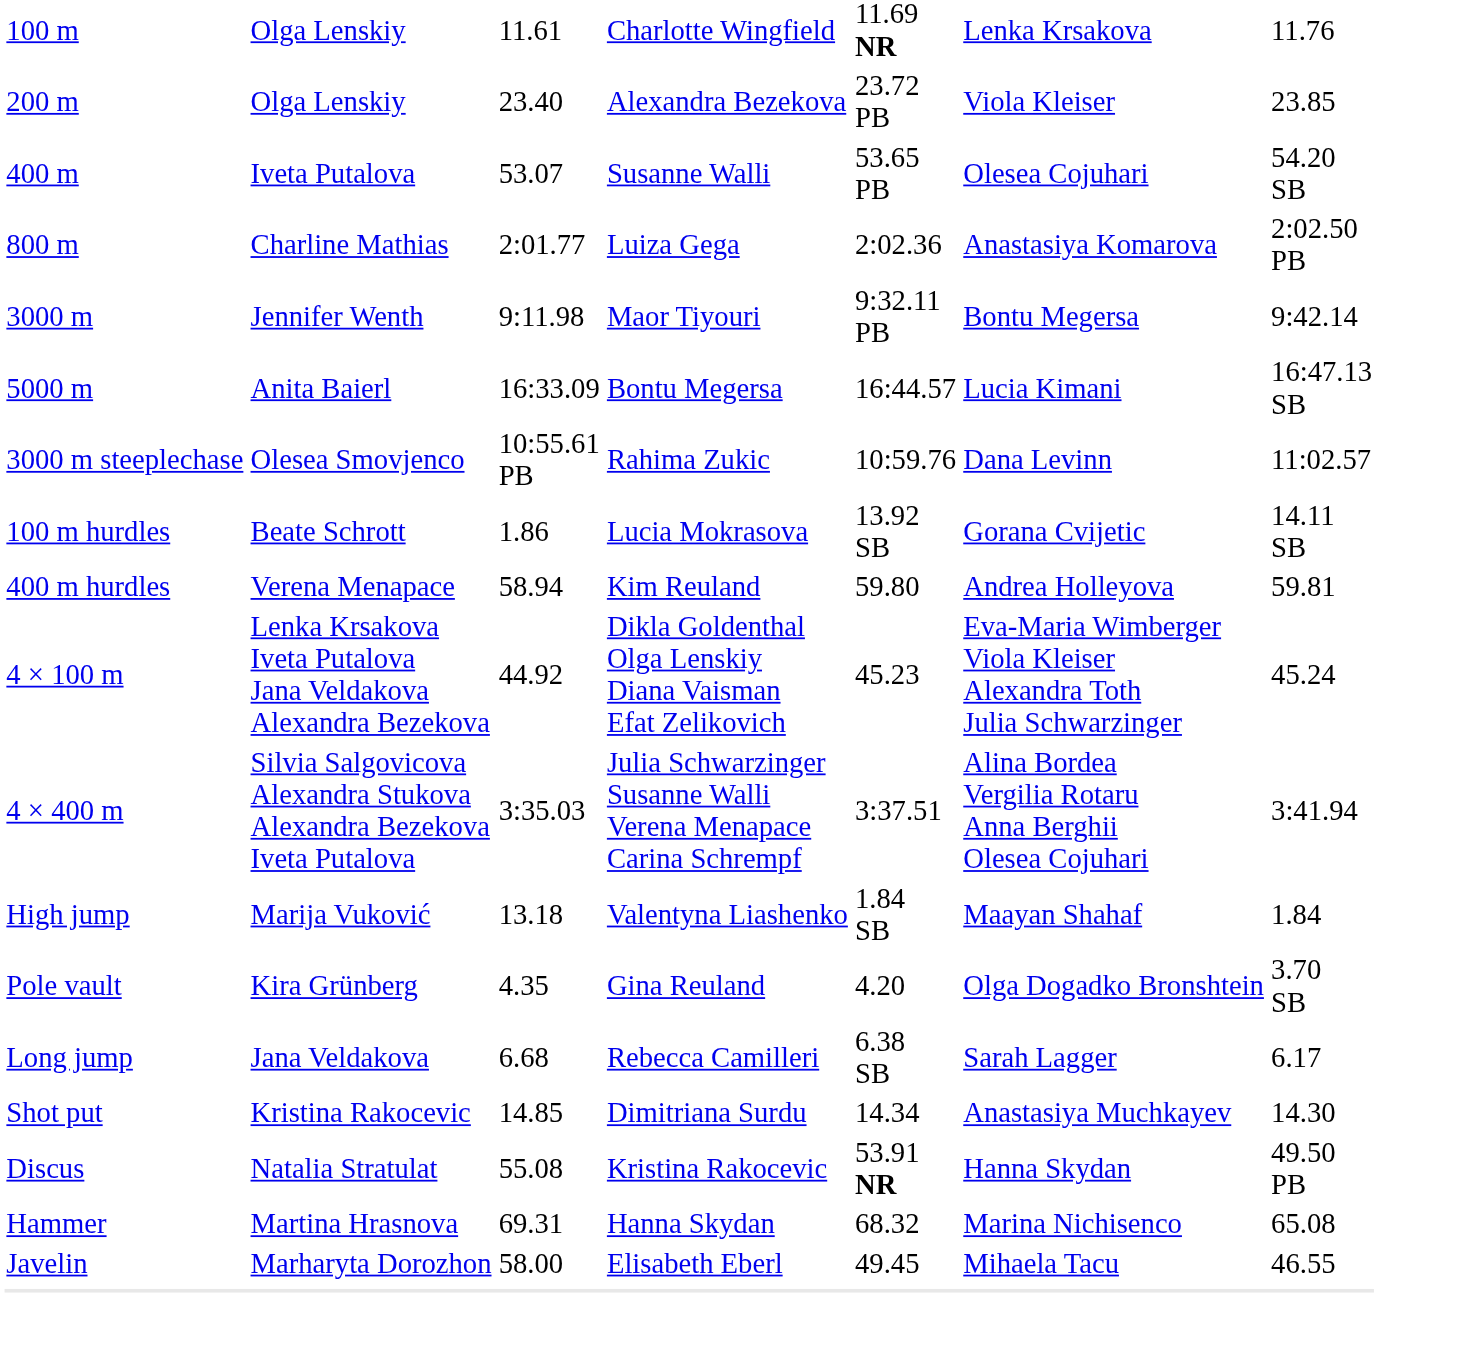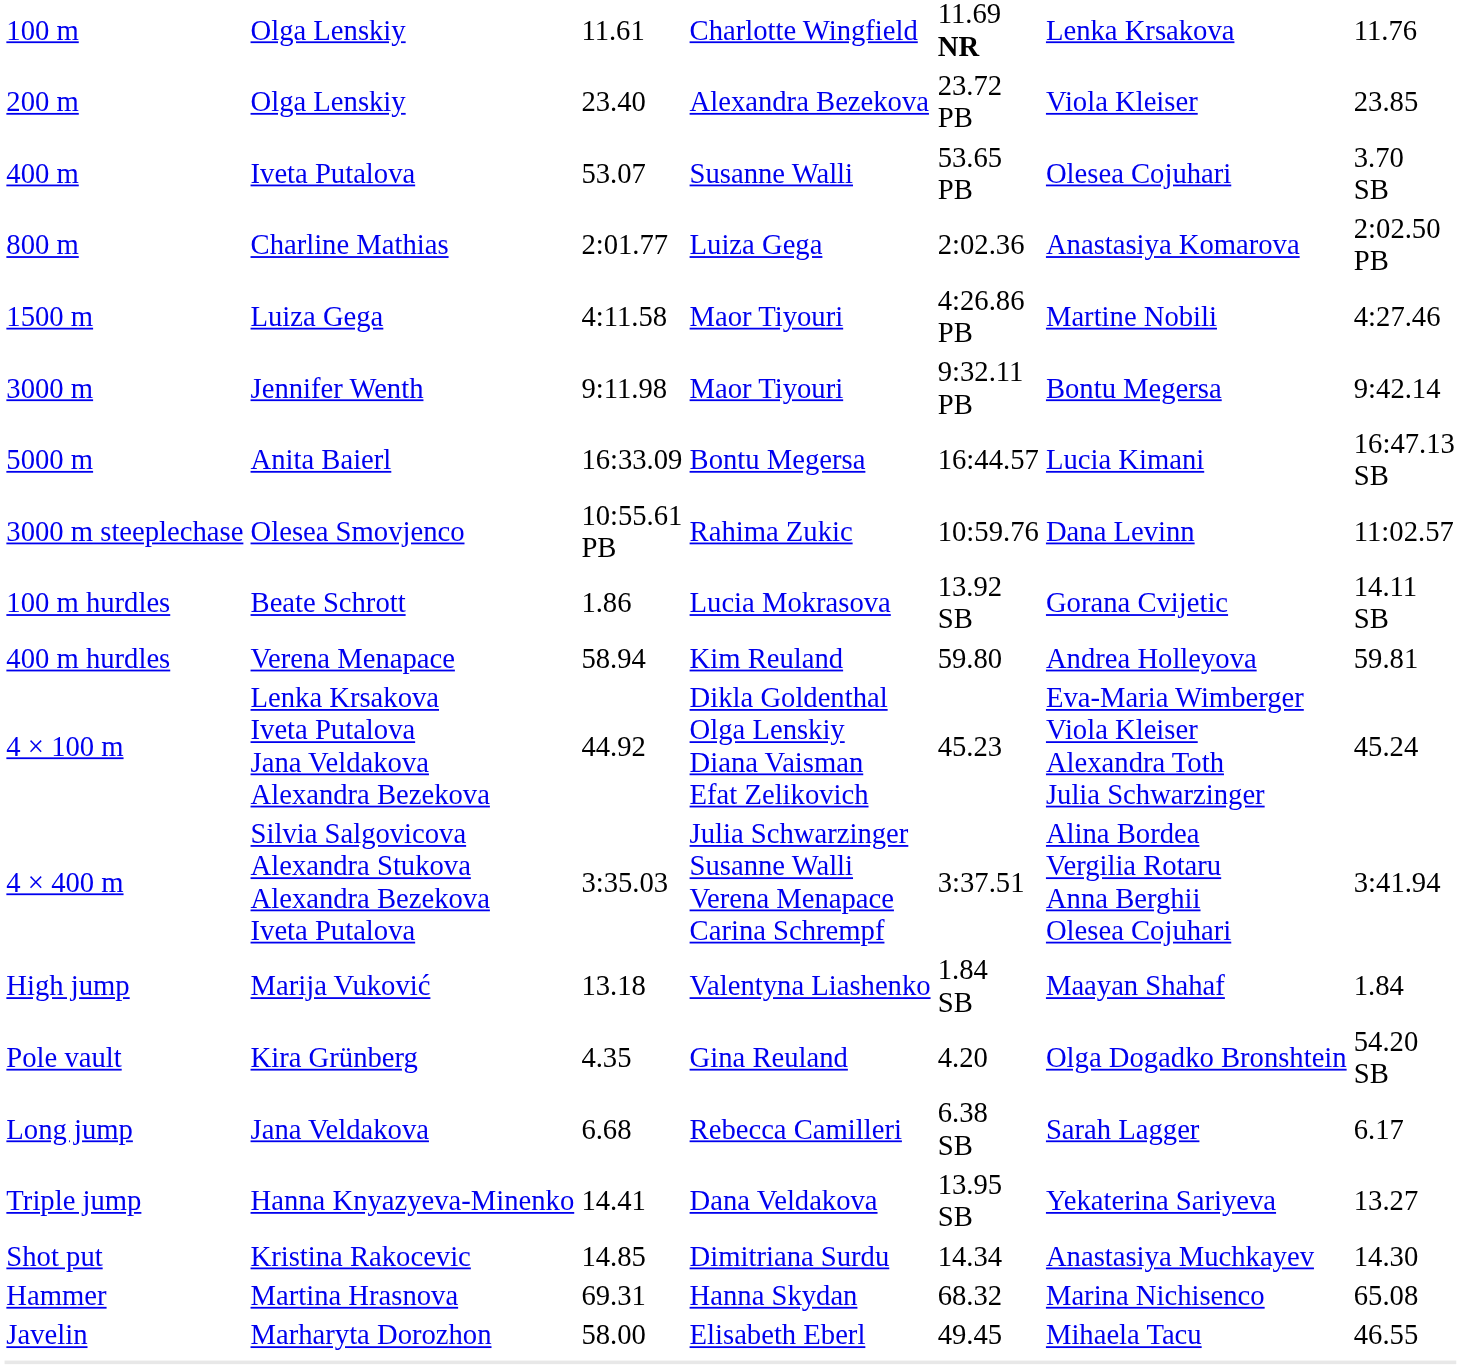(1303, 173) 54.20 SB -> (1379, 173) 3.70 SB
+ row: (50, 316)
(1296, 986) 3.70 SB -> (1386, 1057) 54.20 SB
+ row: (74, 1200)
- row: (45, 1168)
